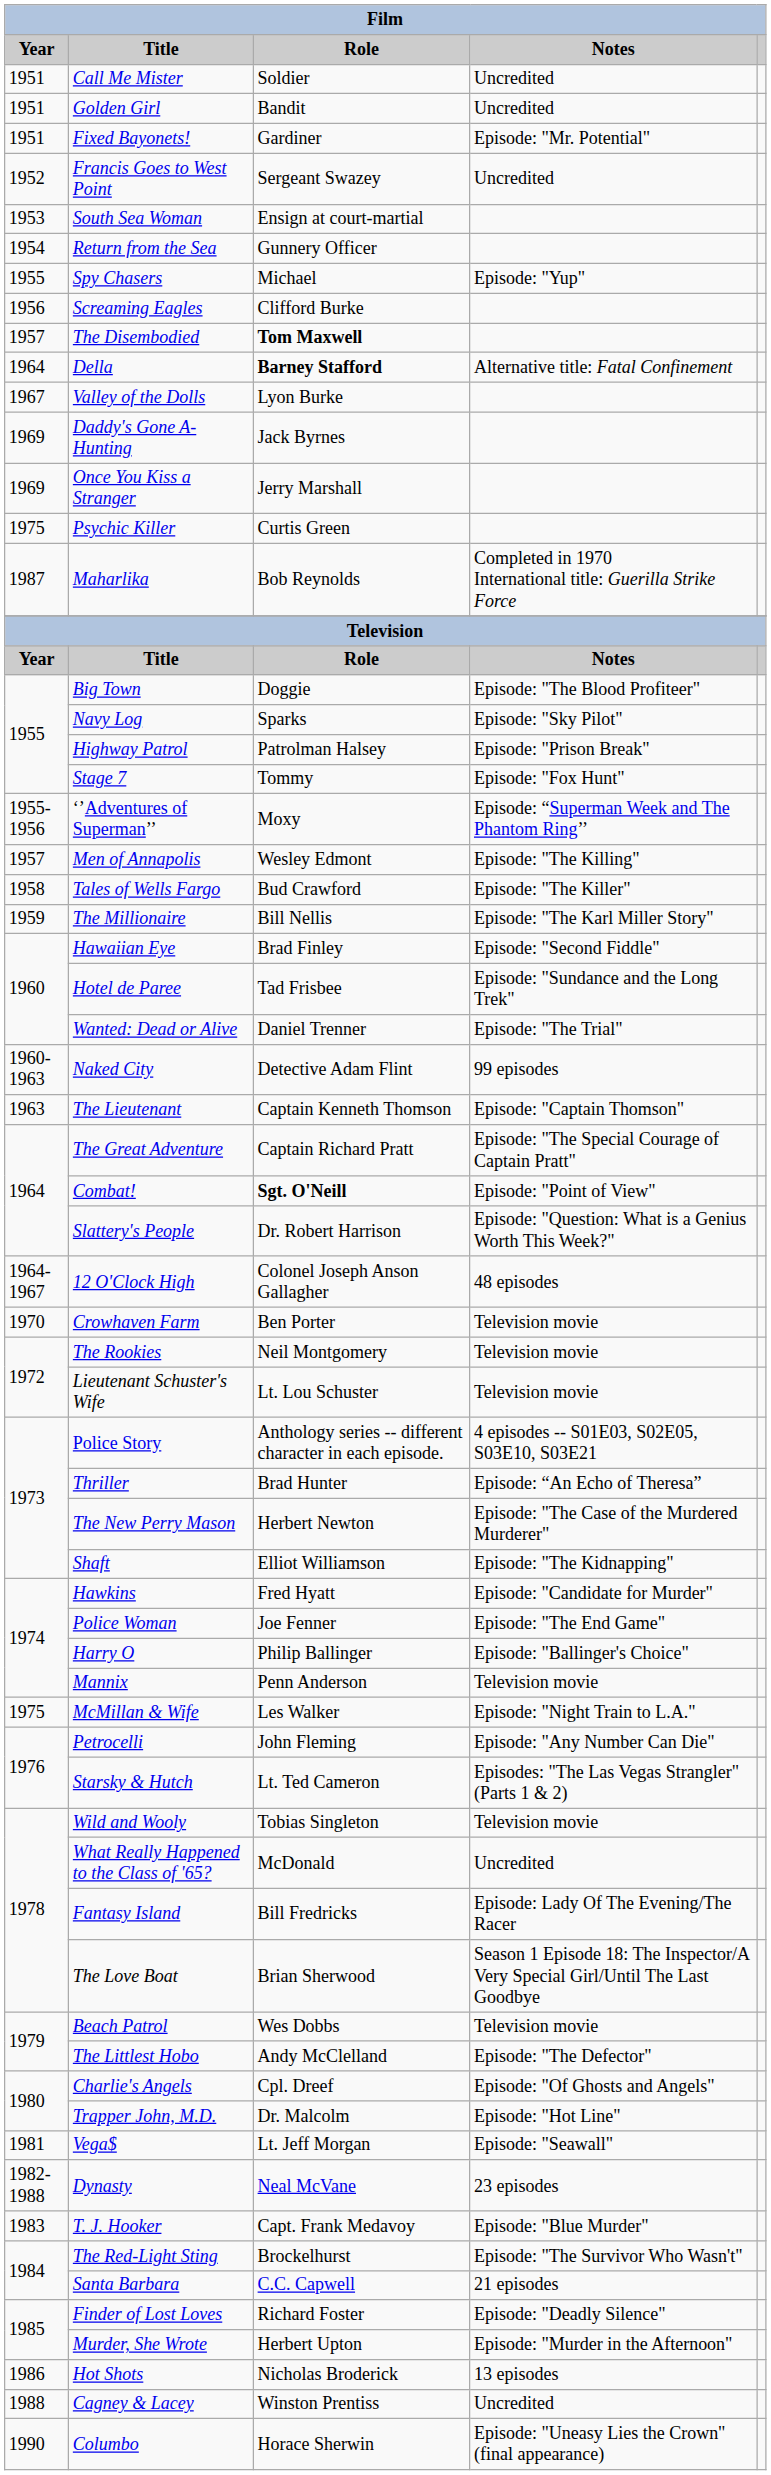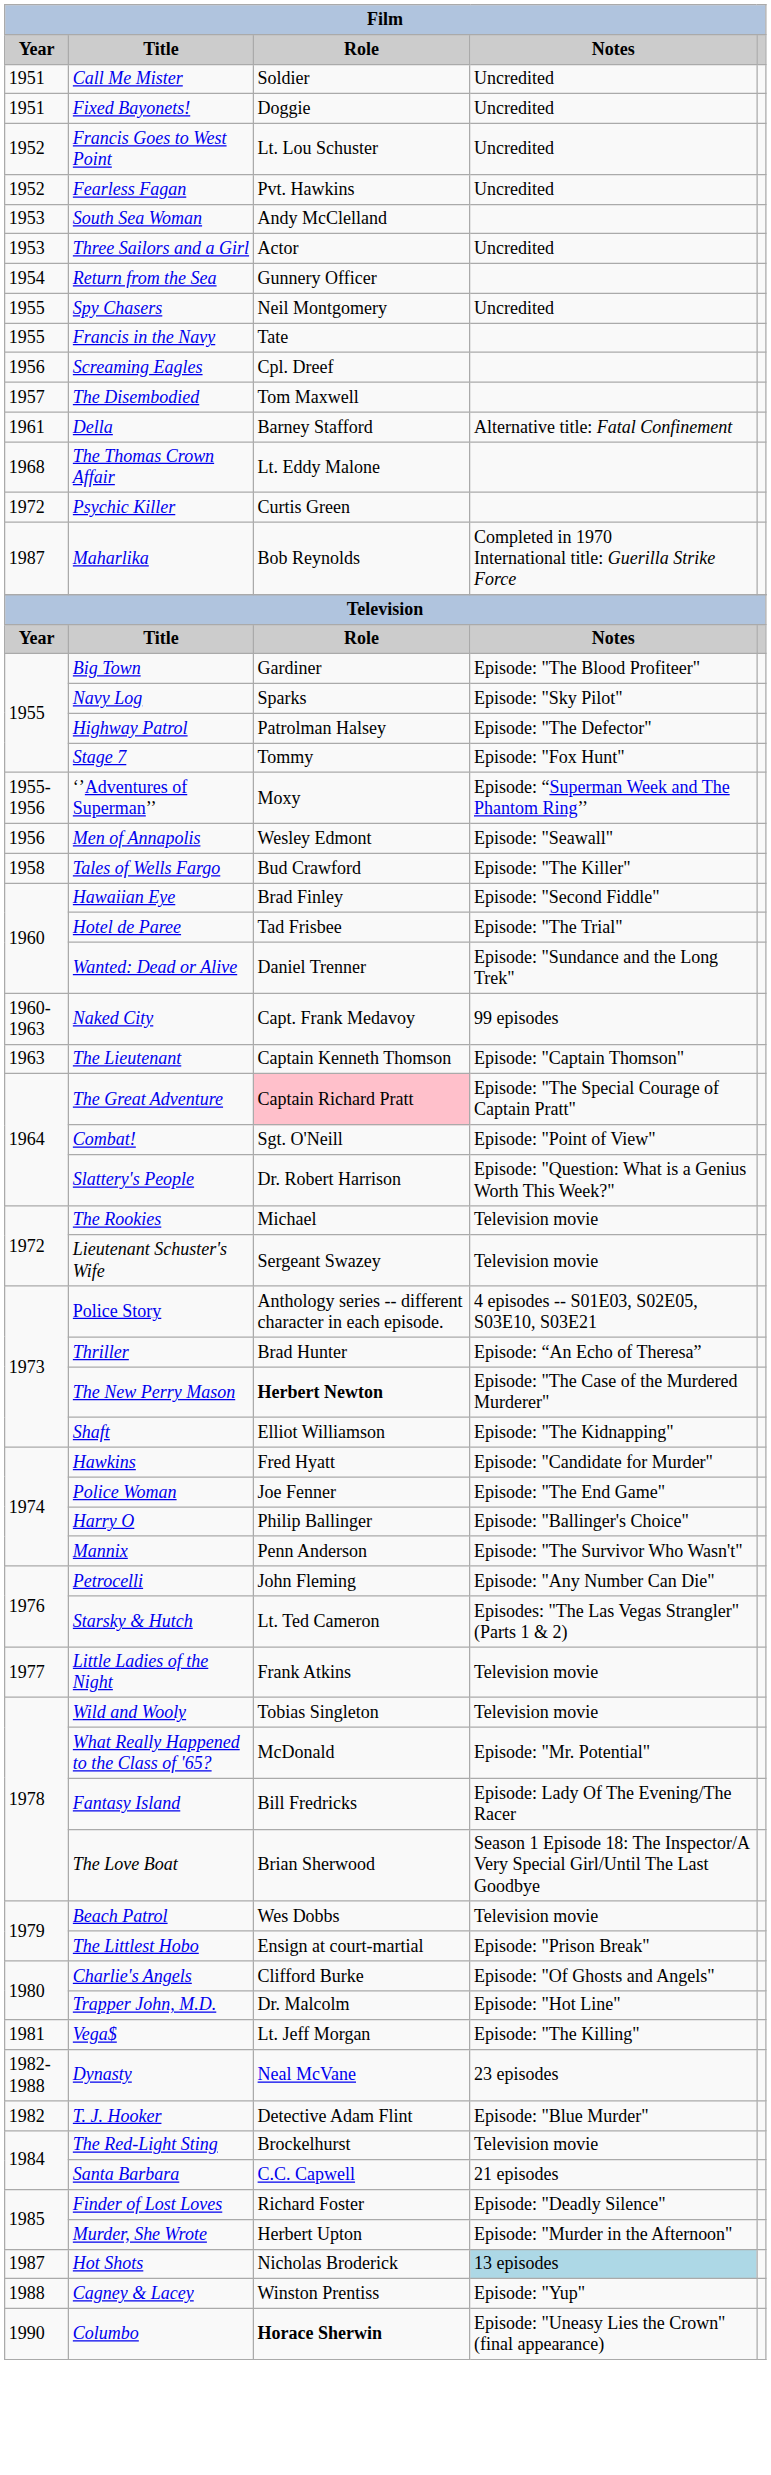- row: (117, 108)
(290, 138) Gardiner -> (284, 108) Doggie
(562, 138) Episode: "Mr. Potential" -> (514, 108) Uncredited
(319, 178) Sergeant Swazey -> (318, 149) Lt. Lou Schuster
+ row: (130, 189)
(341, 219) Ensign at court-martial -> (322, 219) Andy McClelland
+ row: (161, 248)
(287, 278) Michael -> (322, 308) Neil Montgomery
(530, 278) Episode: "Yup" -> (514, 308) Uncredited
+ row: (144, 337)
(311, 308) Clifford Burke -> (296, 367) Cpl. Dreef
(310, 337) bold -> (308, 397) normal
(27, 367) 1964 -> (27, 426) 1961
(320, 367) bold -> (315, 426) normal
- row: (139, 397)
+ row: (143, 467)
- row: (135, 437)
- row: (132, 488)
(27, 528) 1975 -> (27, 507) 1972
(284, 690) Doggie -> (290, 668) Gardiner
(562, 749) Episode: "Prison Break" -> (563, 728) Episode: "The Defector"
(27, 859) 1957 -> (27, 838) 1956
(557, 859) Episode: "The Killing" -> (544, 838) Episode: "Seawall"
- row: (129, 919)
(596, 989) Episode: "Sundance and the Long Trek" -> (548, 927) Episode: "The Trial"
(548, 1029) Episode: "The Trial" -> (596, 967) Episode: "Sundance and the Long Trek"
(335, 1069) Detective Adam Flint -> (336, 1018) Capt. Frank Medavoy
(336, 1150) no background -> (336, 1099) pink background
(302, 1190) bold -> (300, 1139) normal
- row: (134, 1281)
- row: (136, 1322)
(322, 1351) Neil Montgomery -> (287, 1220) Michael
(318, 1392) Lt. Lou Schuster -> (319, 1260) Sergeant Swazey
(316, 1523) normal -> (320, 1392) bold
(536, 1682) Television movie -> (608, 1551) Episode: "The Survivor Who Wasn't"
- row: (136, 1712)
+ row: (141, 1672)
(514, 1863) Uncredited -> (562, 1752) Episode: "Mr. Potential"
(322, 2056) Andy McClelland -> (341, 1945) Ensign at court-martial
(563, 2056) Episode: "The Defector" -> (562, 1945) Episode: "Prison Break"
(296, 2085) Cpl. Dreef -> (311, 1975) Clifford Burke
(544, 2145) Episode: "Seawall" -> (557, 2035) Episode: "The Killing"
(27, 2225) 1983 -> (27, 2115) 1982
(336, 2225) Capt. Frank Medavoy -> (335, 2115) Detective Adam Flint
(608, 2255) Episode: "The Survivor Who Wasn't" -> (536, 2145) Television movie
(27, 2374) 1986 -> (27, 2264) 1987
(516, 2374) no background -> (516, 2264) lightblue background
(514, 2404) Uncredited -> (530, 2293) Episode: "Yup"
(316, 2444) normal -> (320, 2334) bold
